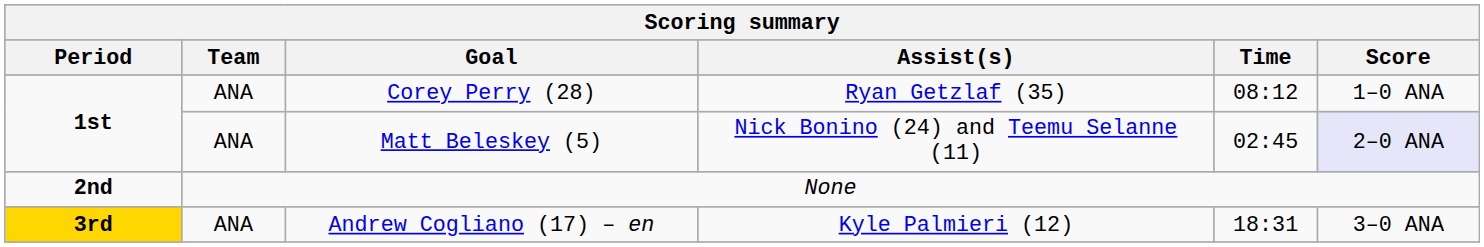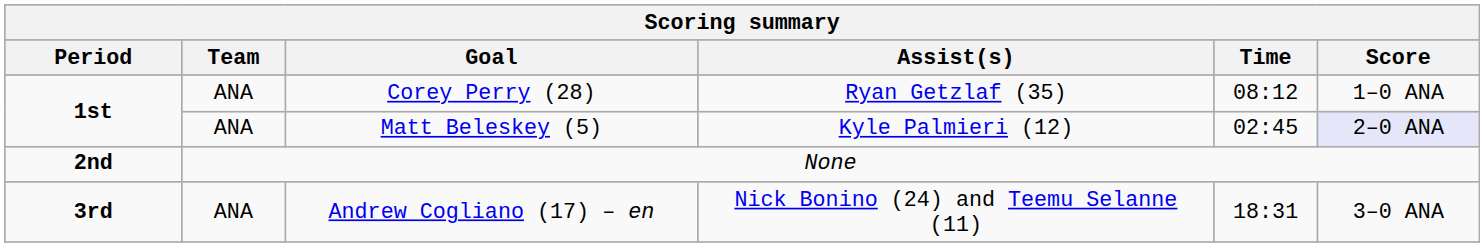(956, 141) Nick Bonino (24) and Teemu Selanne (11) -> (956, 129) Kyle Palmieri (12)
(93, 224) gold background -> (93, 212) no background
(956, 224) Kyle Palmieri (12) -> (956, 212) Nick Bonino (24) and Teemu Selanne (11)
